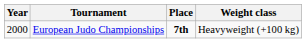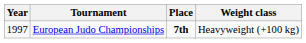(17, 29) 2000 -> (17, 29) 1997
